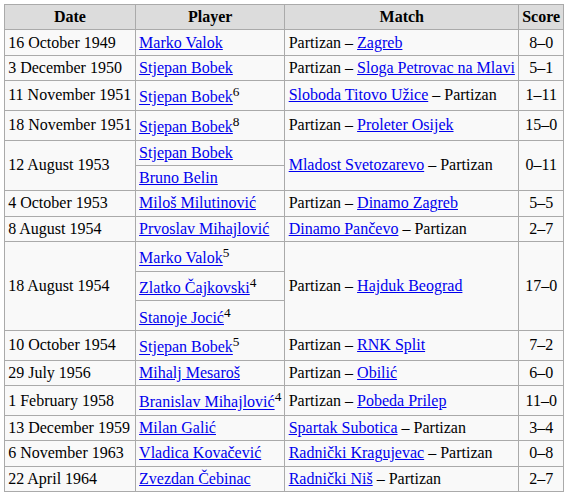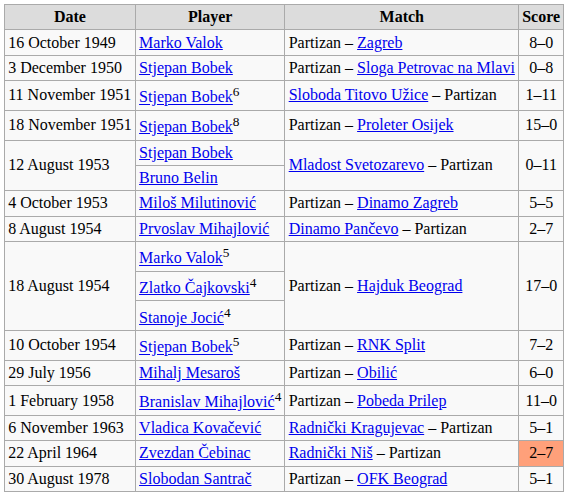(541, 67) 5–1 -> (541, 67) 0–8
- row: (69, 428)
(541, 453) 0–8 -> (541, 428) 5–1
(541, 478) no background -> (541, 453) lightsalmon background
+ row: (59, 478)
